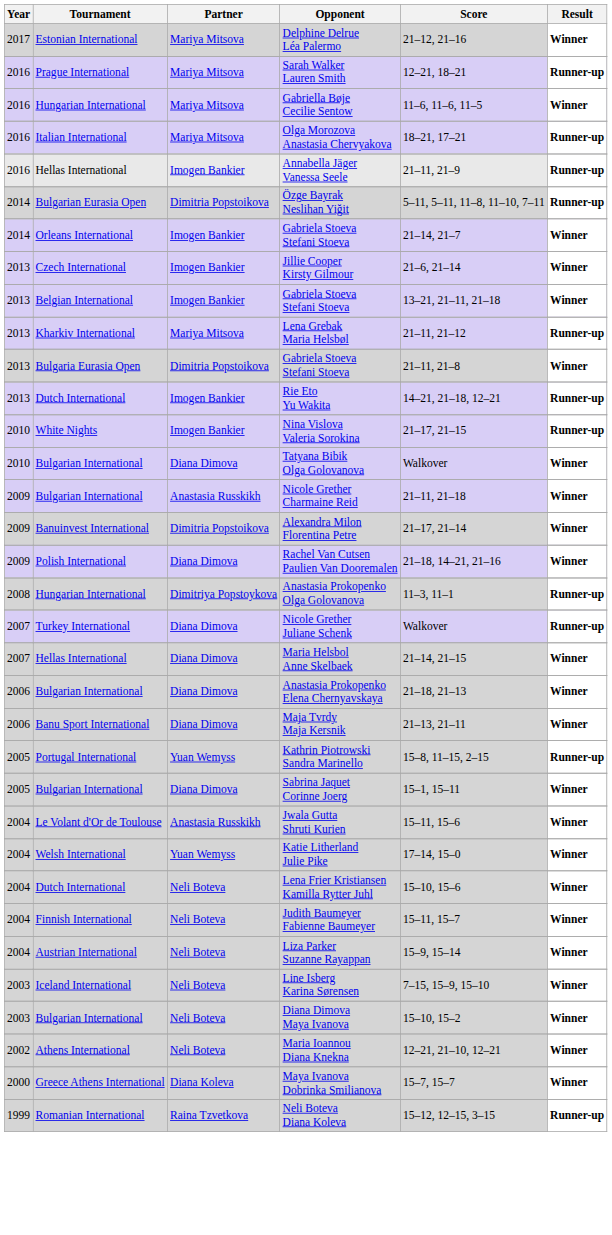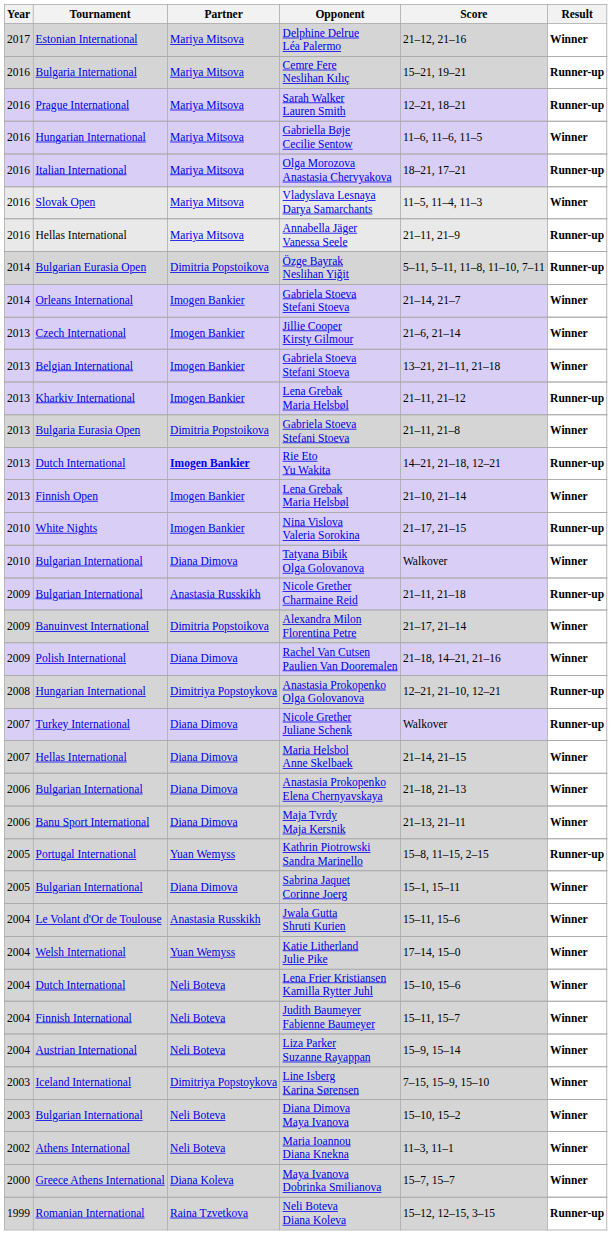+ row: (86, 72)
+ row: (65, 203)
(207, 170) Imogen Bankier -> (207, 235) Mariya Mitsova
(207, 333) Mariya Mitsova -> (207, 398) Imogen Bankier
(207, 398) normal -> (210, 463) bold
+ row: (67, 496)
(569, 496) Winner -> (577, 594) Runner-up
(428, 594) 11–3, 11–1 -> (452, 692) 12–21, 21–10, 12–21
(198, 985) Neli Boteva -> (224, 1083) Dimitriya Popstoykova
(452, 1050) 12–21, 21–10, 12–21 -> (428, 1148) 11–3, 11–1
